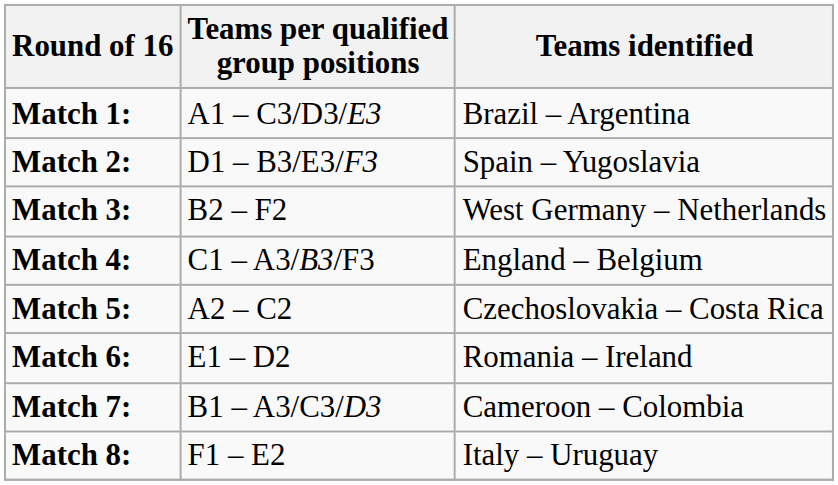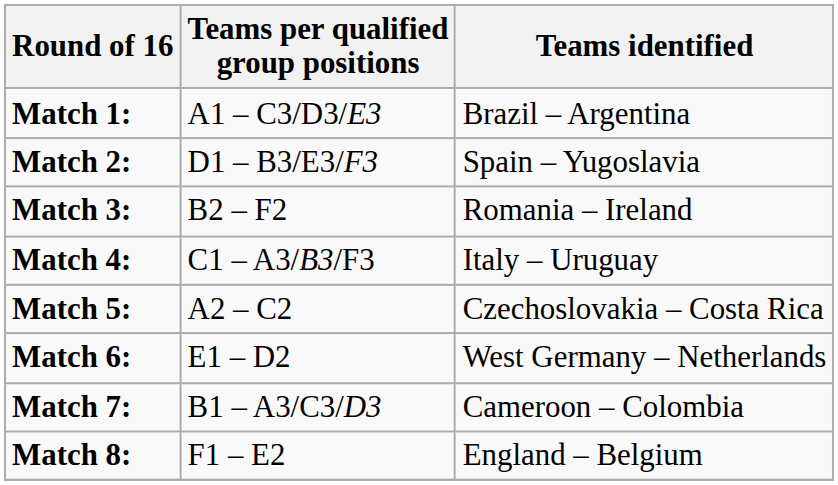(645, 210) West Germany – Netherlands -> (578, 210) Romania – Ireland
(583, 259) England – Belgium -> (560, 259) Italy – Uruguay
(578, 357) Romania – Ireland -> (645, 357) West Germany – Netherlands
(560, 455) Italy – Uruguay -> (583, 455) England – Belgium
